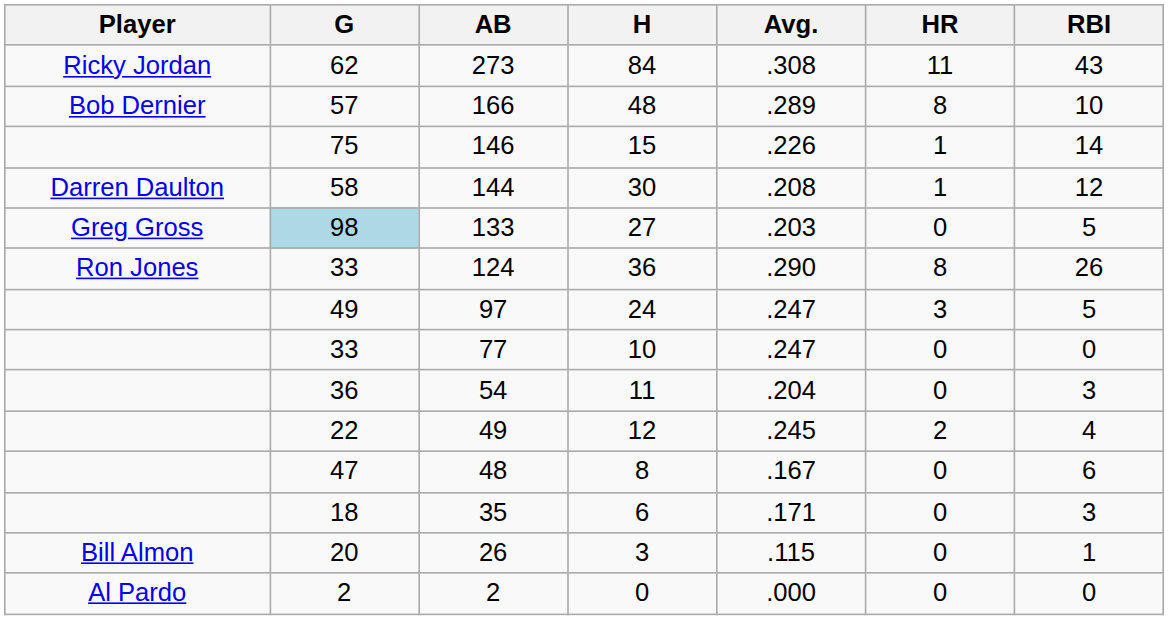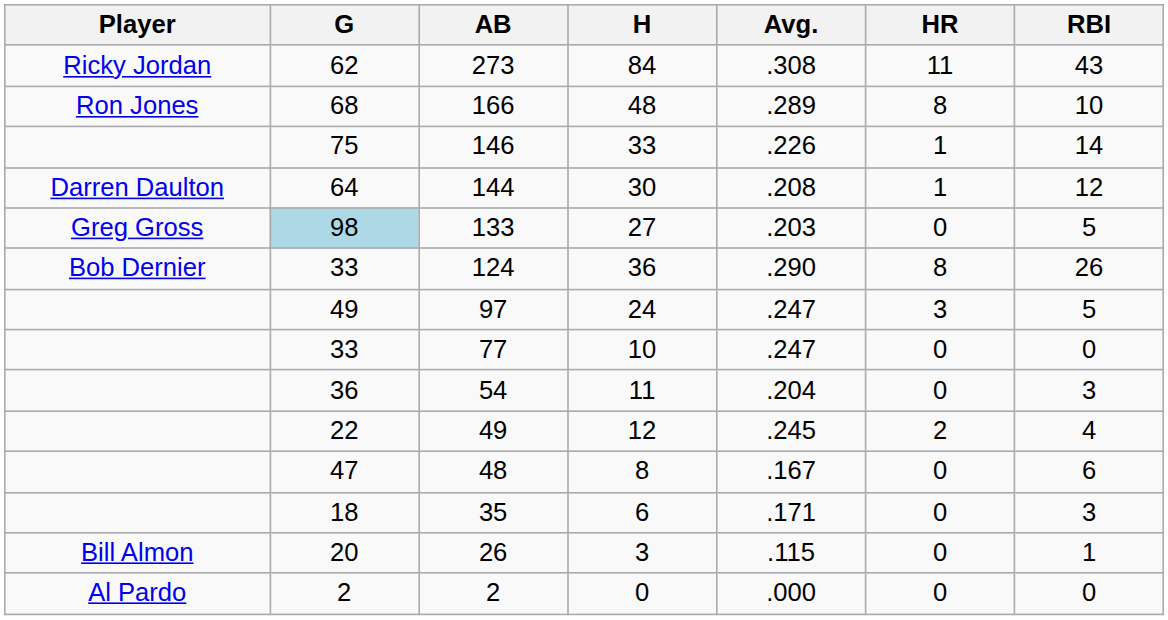(137, 106) Bob Dernier -> (137, 106) Ron Jones
(344, 106) 57 -> (344, 106) 68
(642, 146) 15 -> (642, 146) 33
(344, 187) 58 -> (344, 187) 64
(137, 268) Ron Jones -> (137, 268) Bob Dernier
